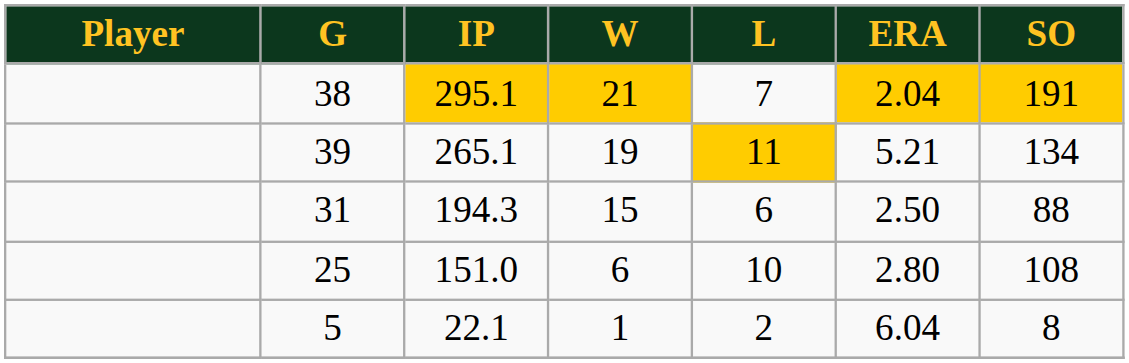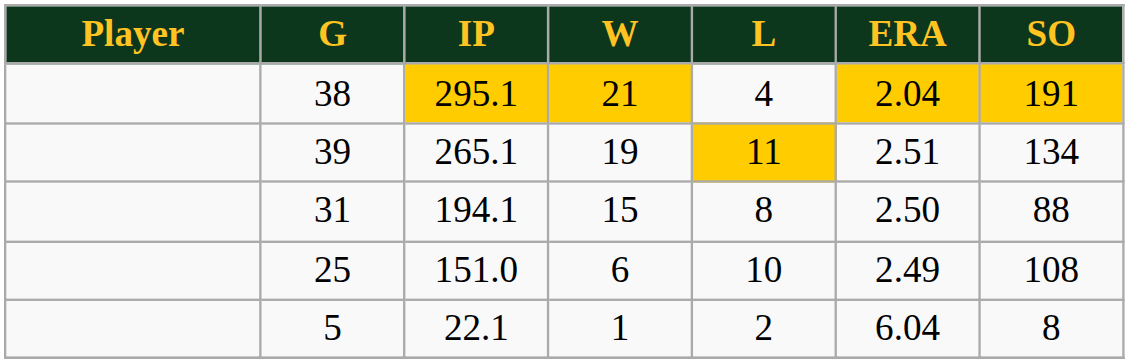(764, 92) 7 -> (764, 92) 4
(908, 151) 5.21 -> (908, 151) 2.51
(476, 210) 194.3 -> (476, 210) 194.1
(764, 210) 6 -> (764, 210) 8
(908, 269) 2.80 -> (908, 269) 2.49
